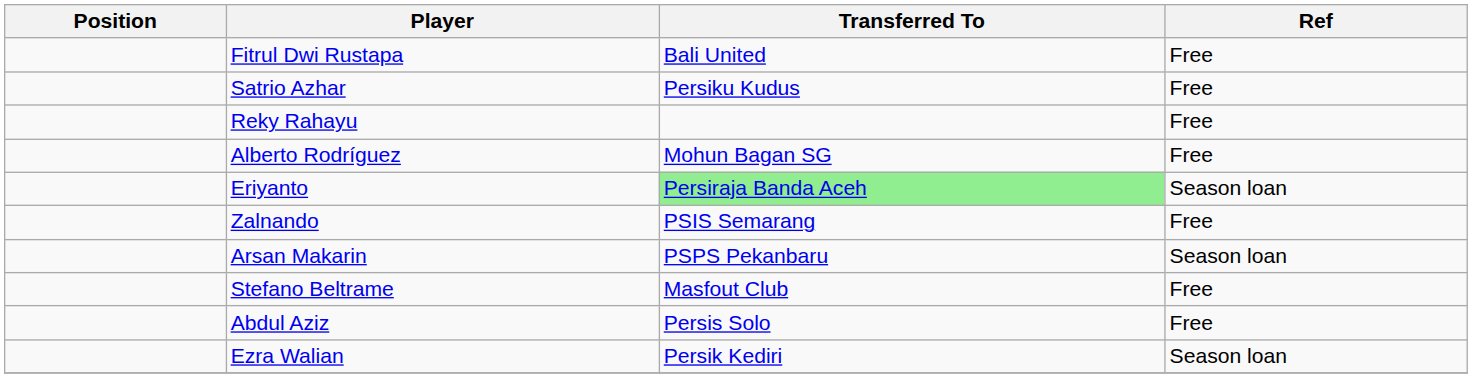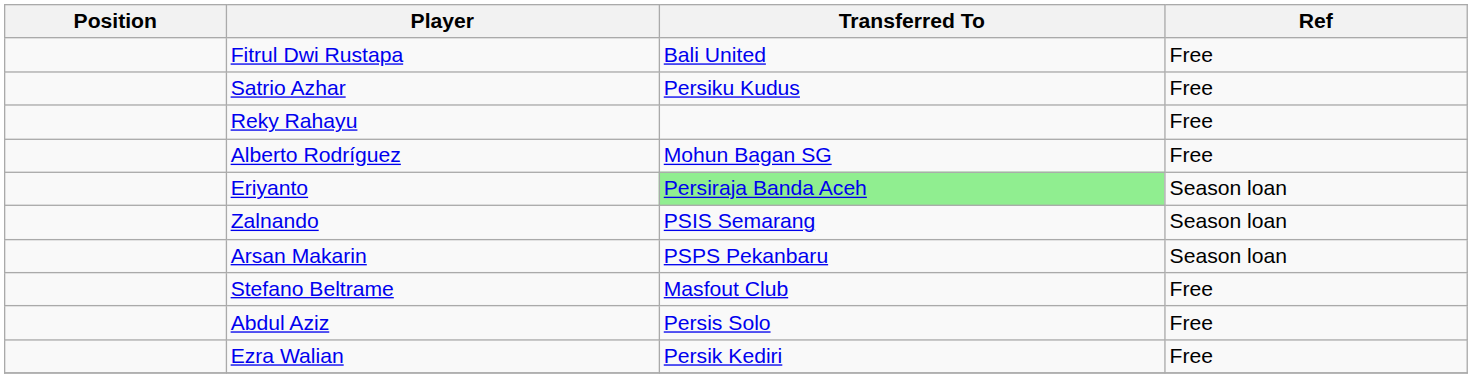(1191, 222) Free -> (1228, 222) Season loan
(1228, 356) Season loan -> (1191, 356) Free
